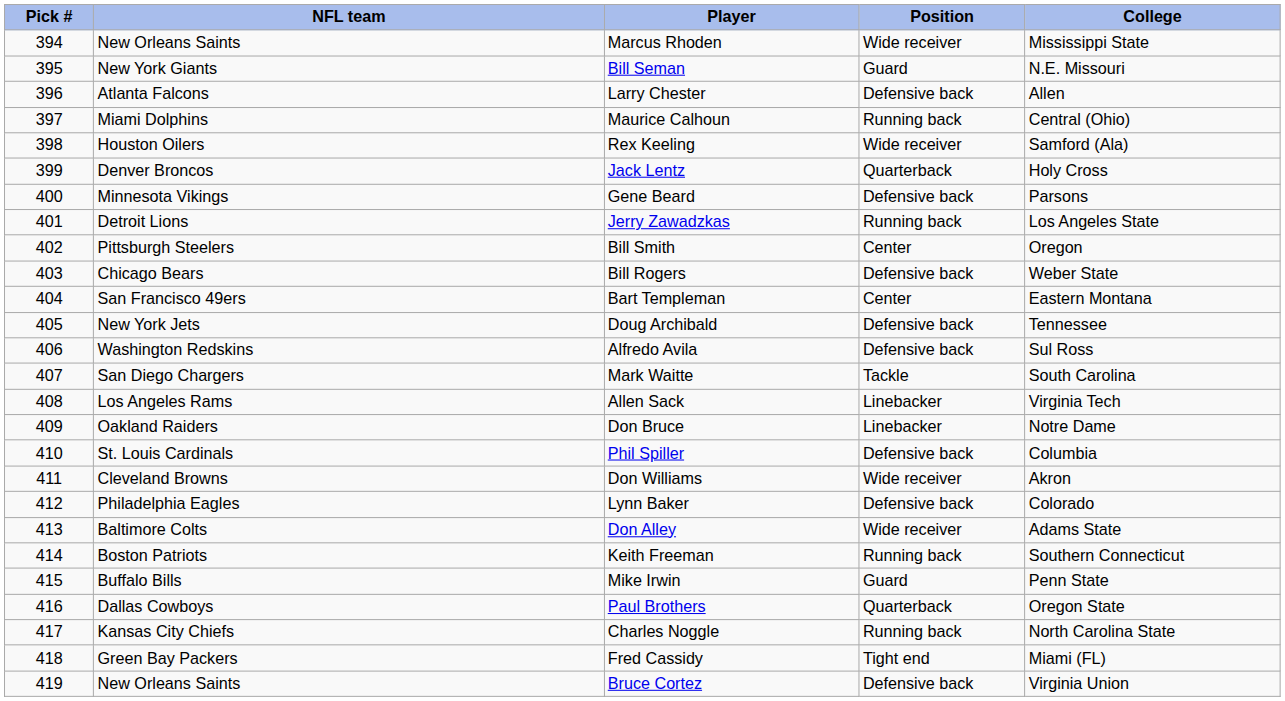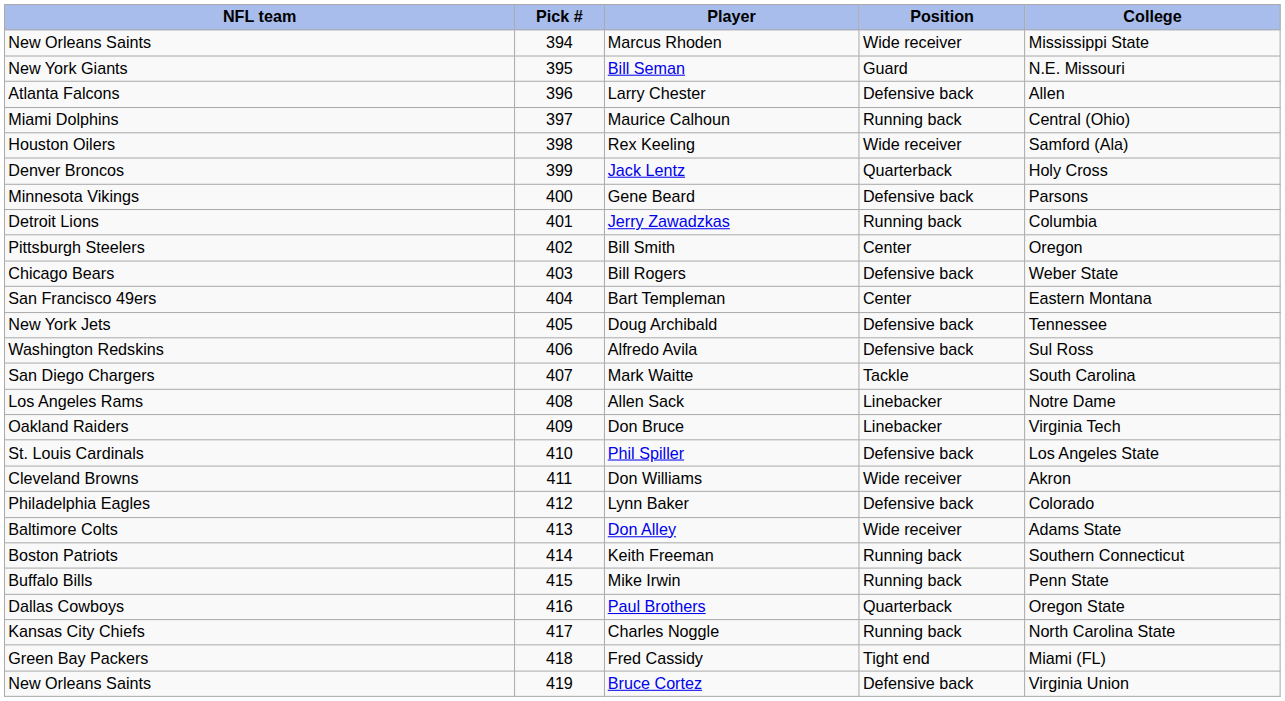columns swapped: (49, 17) <-> (349, 17)
(1094, 222) Los Angeles State -> (1063, 222) Columbia
(1075, 401) Virginia Tech -> (1072, 401) Notre Dame
(1072, 427) Notre Dame -> (1075, 427) Virginia Tech
(1063, 453) Columbia -> (1094, 453) Los Angeles State
(885, 581) Guard -> (912, 581) Running back
